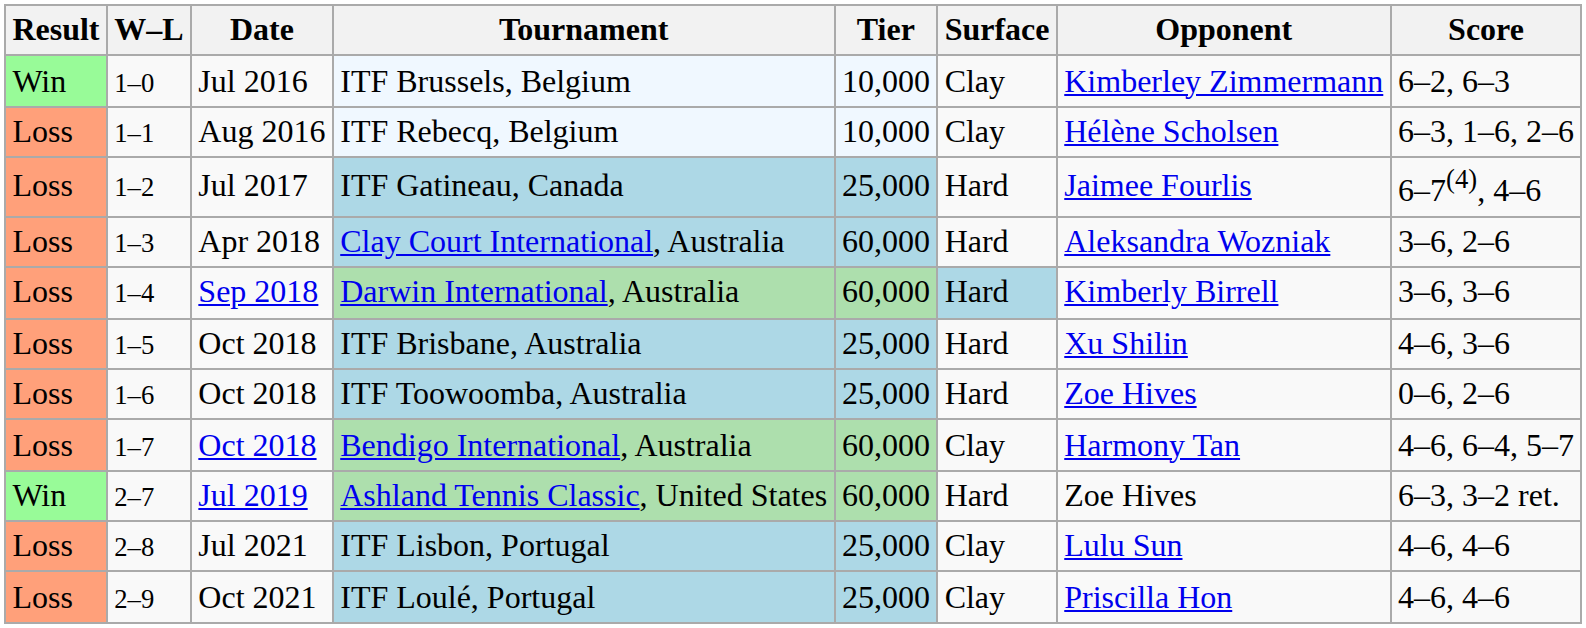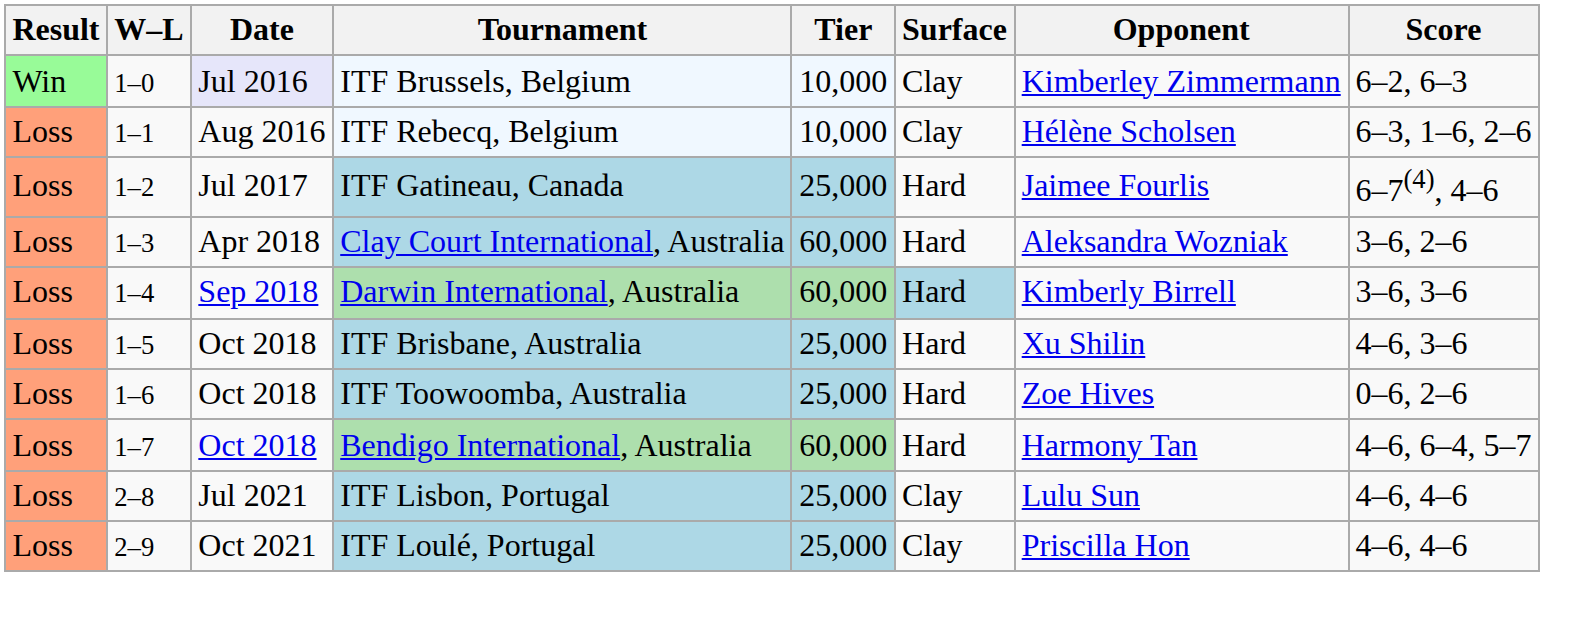(253, 80) no background -> (253, 80) lavender background
(975, 444) Clay -> (934, 444) Hard
- row: (584, 495)
